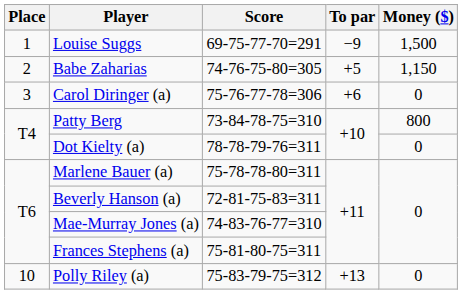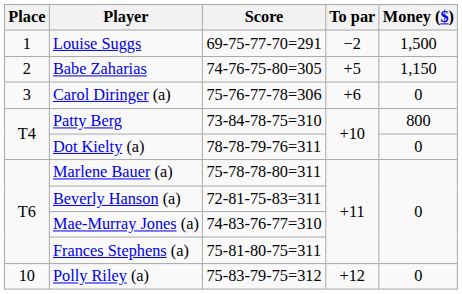(352, 43) −9 -> (352, 43) −2
(352, 276) +13 -> (352, 276) +12
